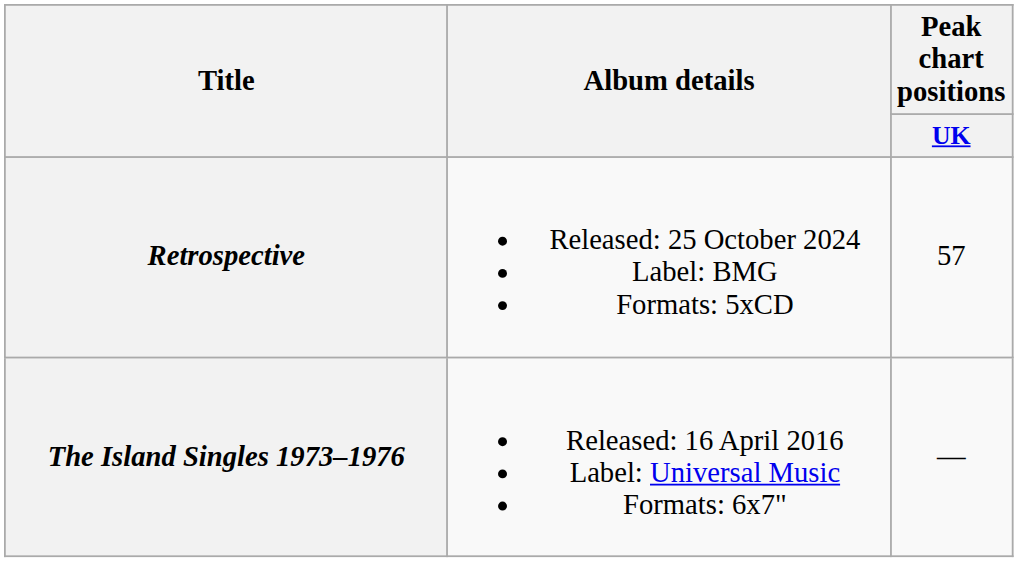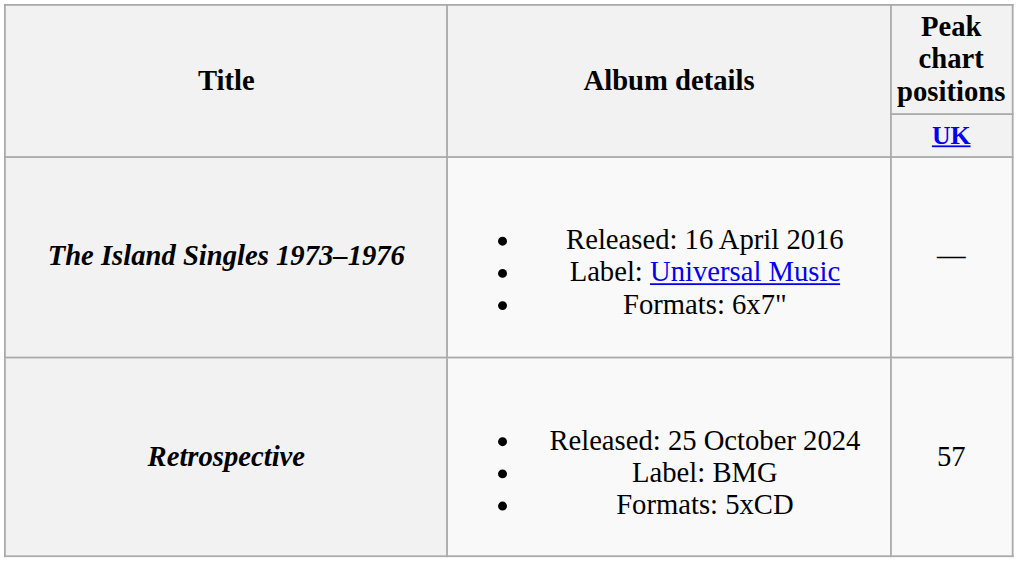rows swapped: (226, 455) <-> (226, 256)
